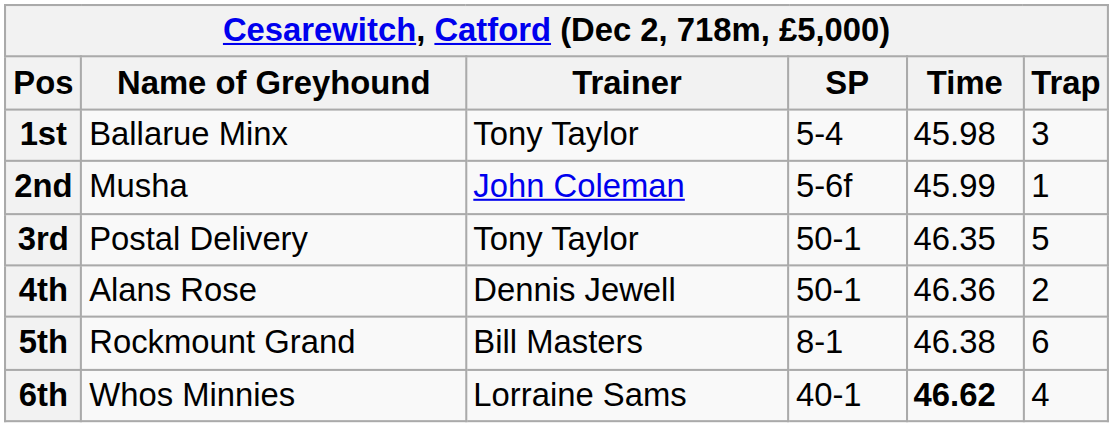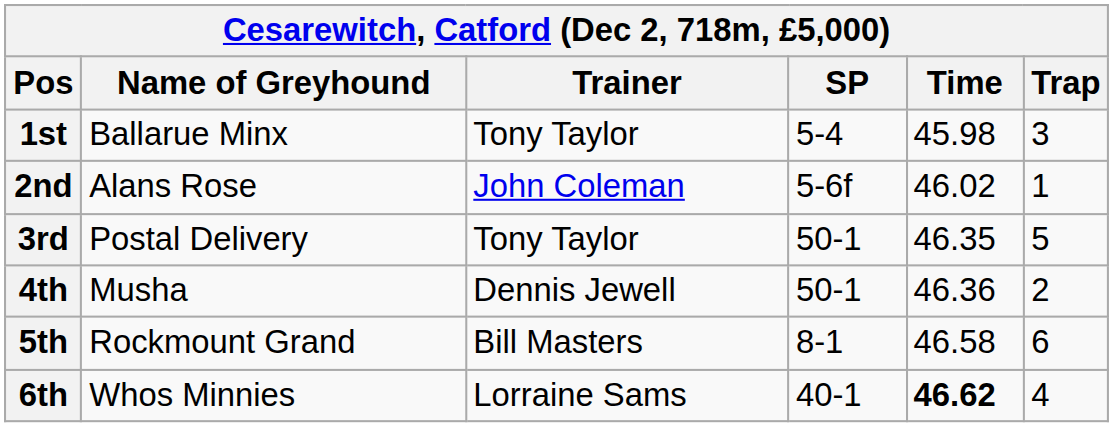(138, 186) Musha -> (173, 186) Alans Rose
(955, 186) 45.99 -> (955, 186) 46.02
(173, 290) Alans Rose -> (138, 290) Musha
(955, 342) 46.38 -> (955, 342) 46.58
